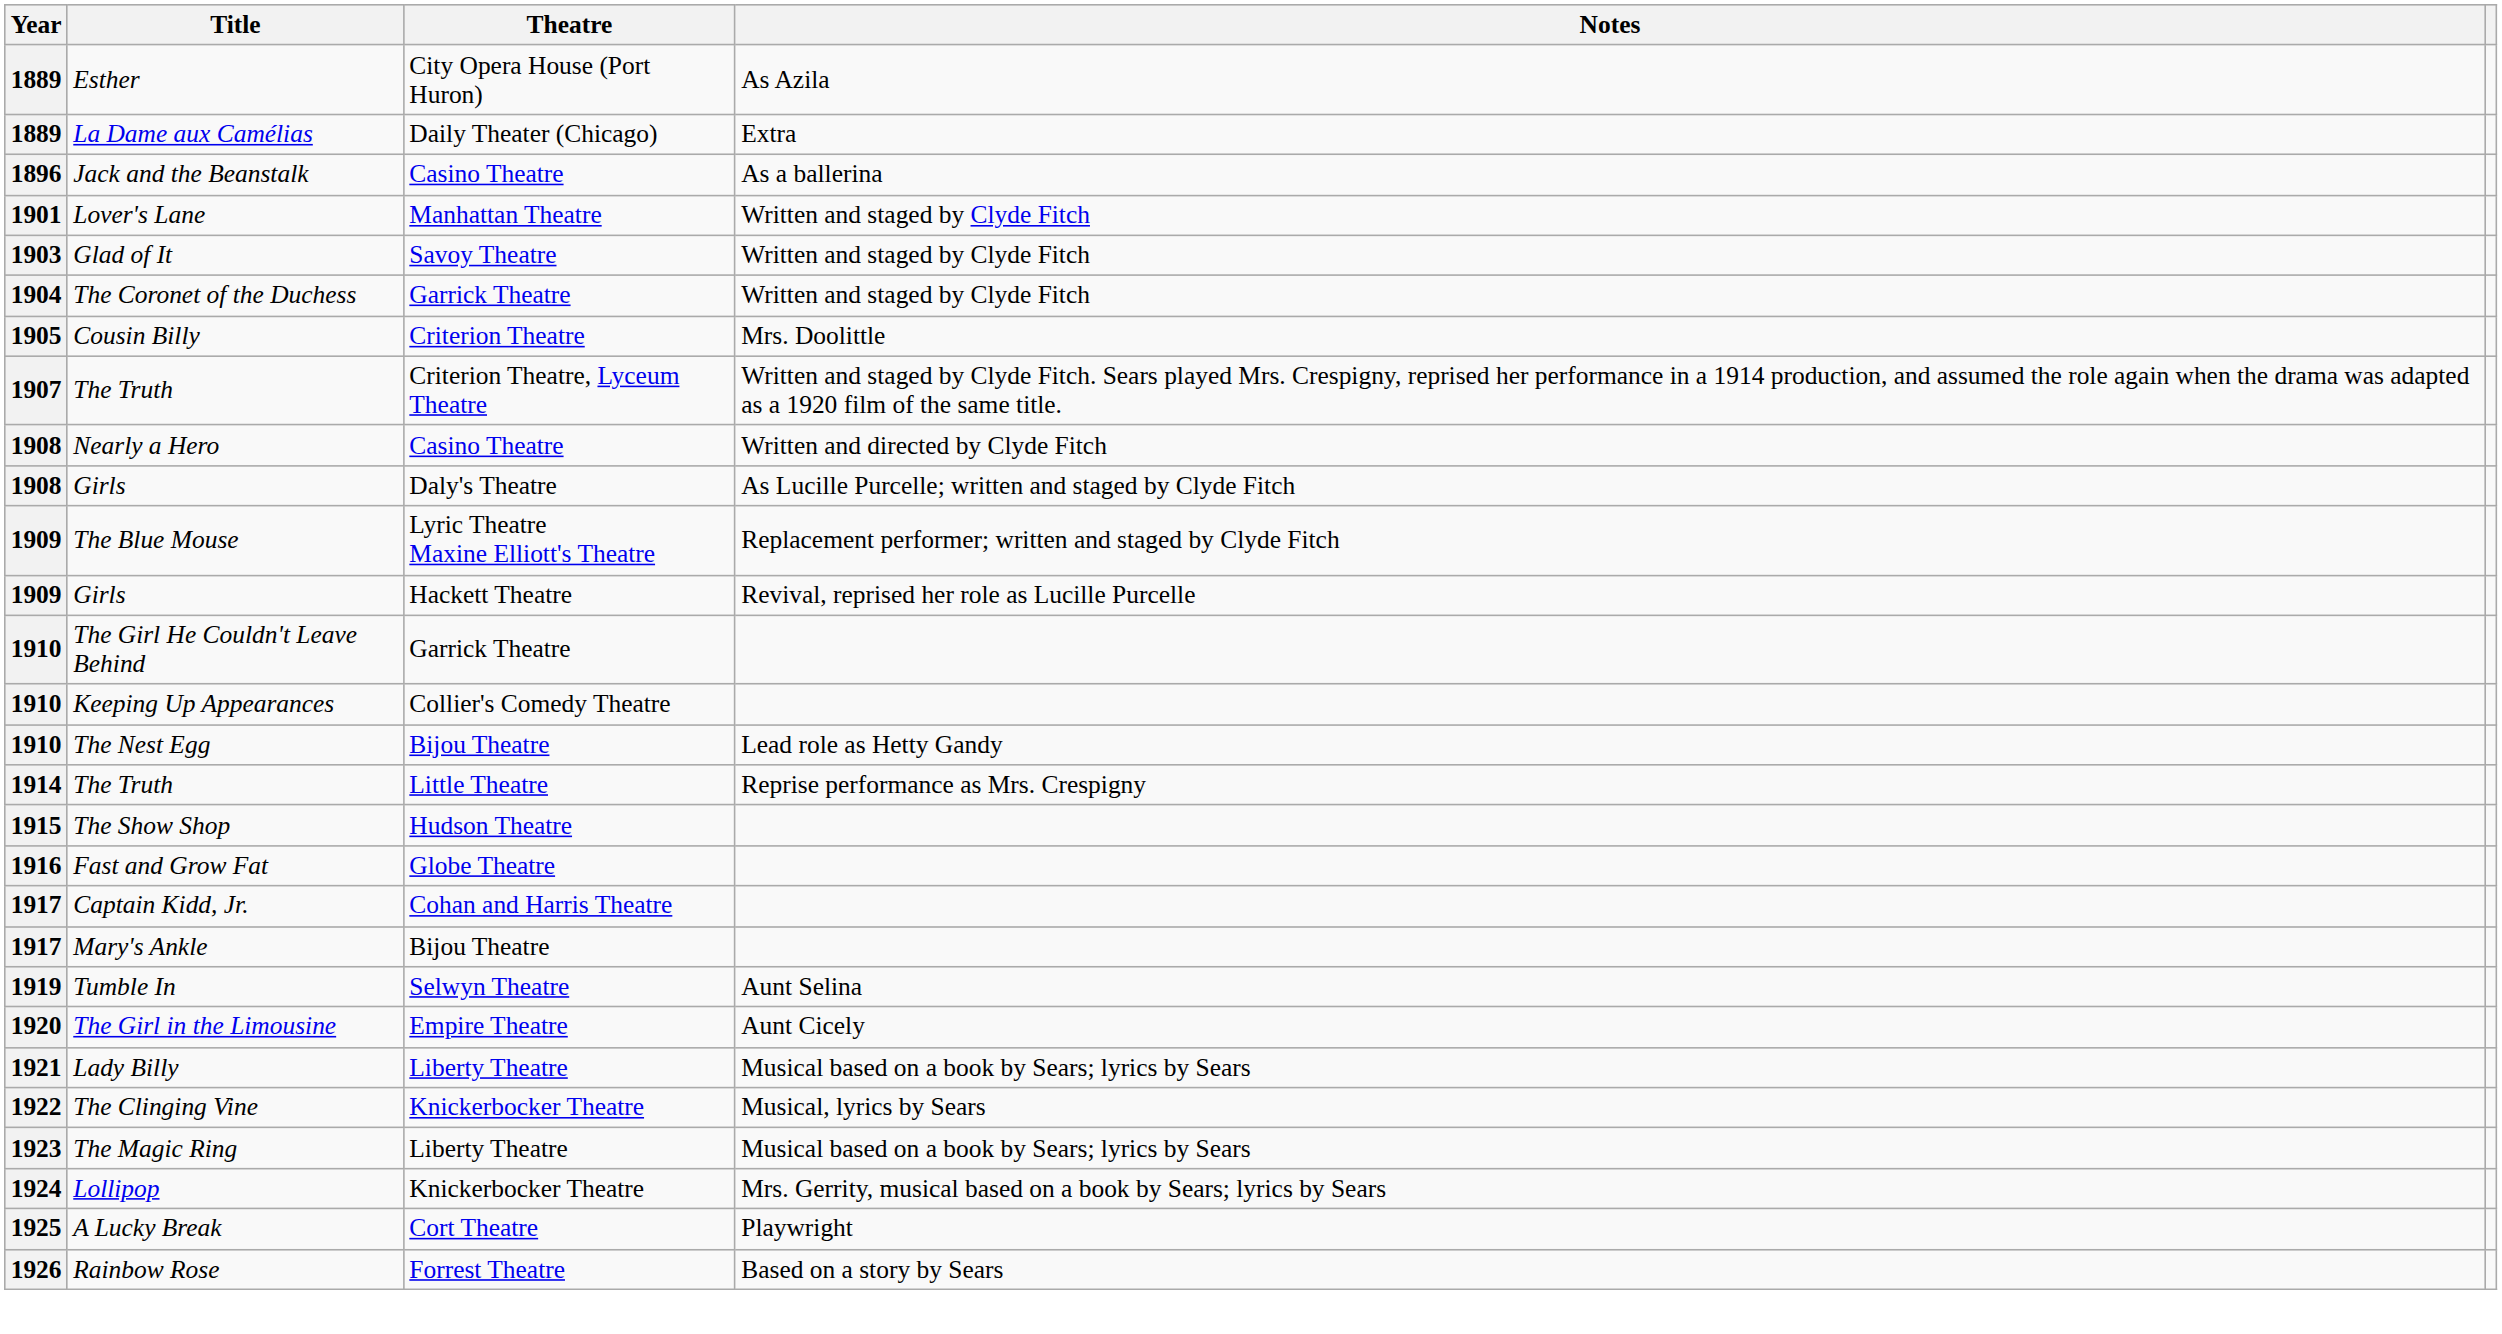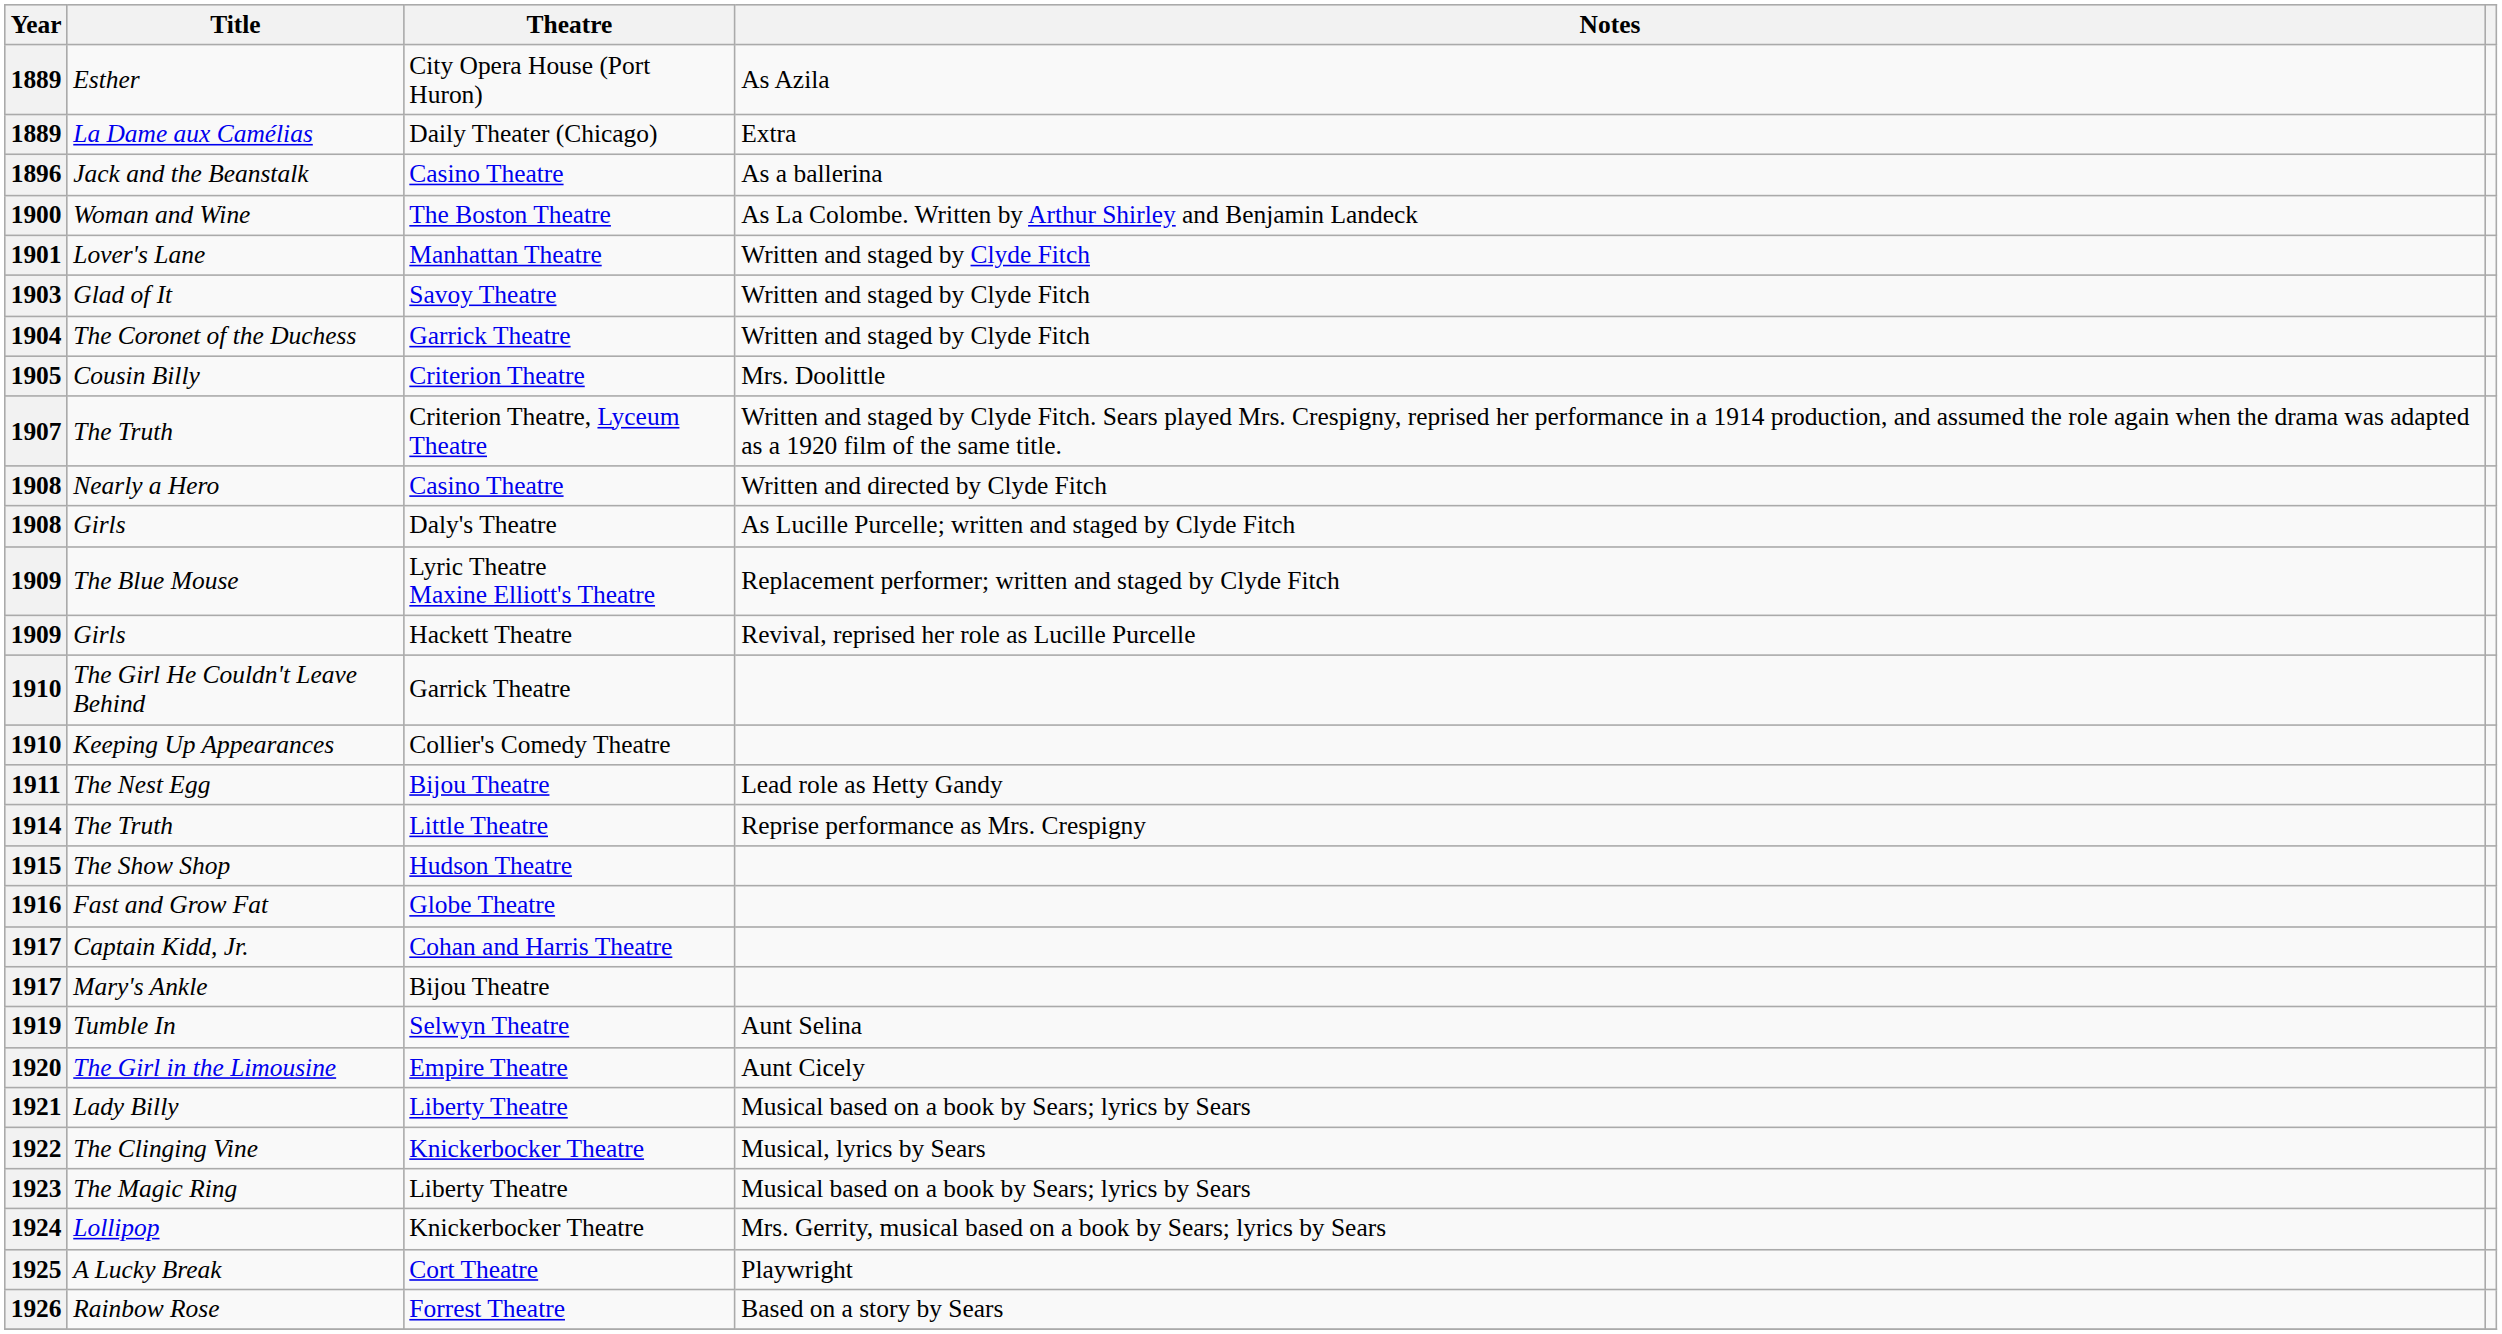+ row: (162, 214)
(36, 744) 1910 -> (36, 784) 1911
